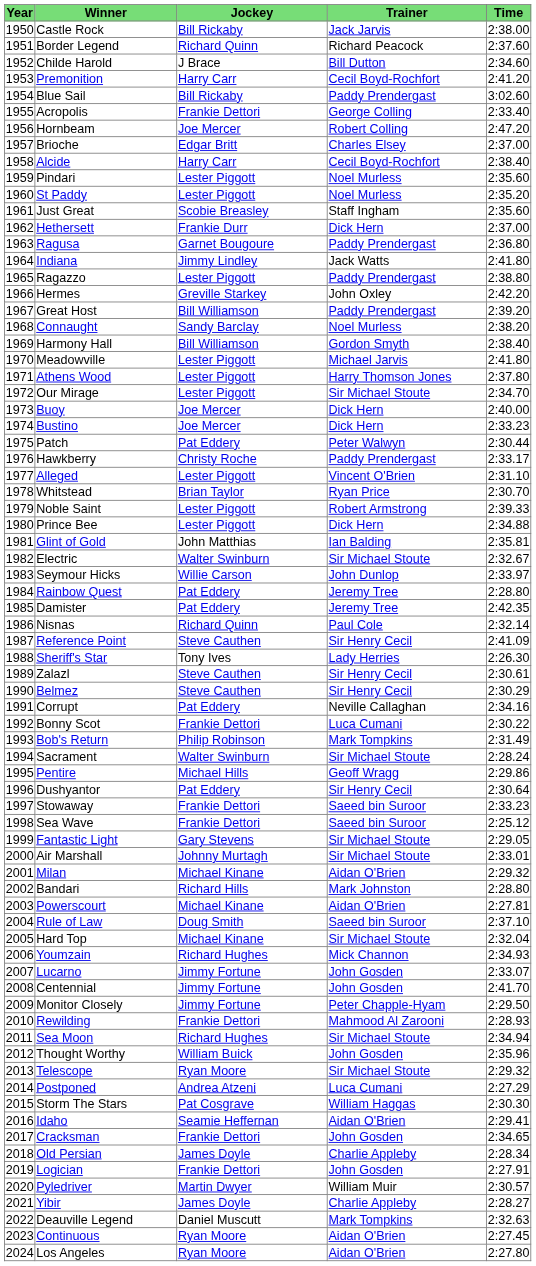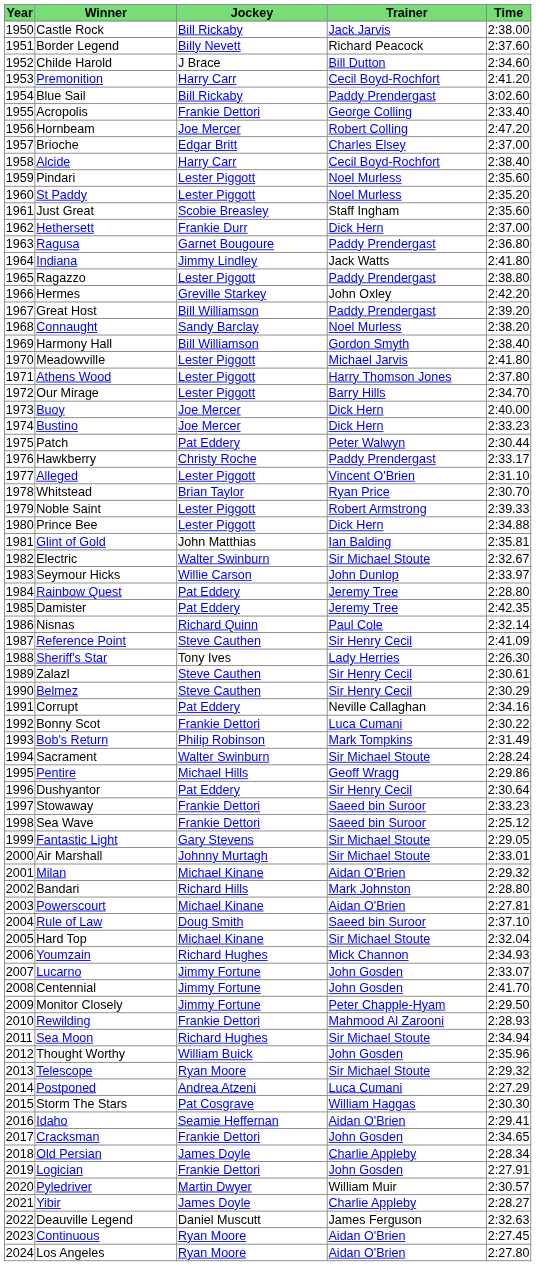(218, 46) Richard Quinn -> (209, 46) Billy Nevett
(379, 393) Sir Michael Stoute -> (357, 393) Barry Hills
(371, 1219) Mark Tompkins -> (375, 1219) James Ferguson
